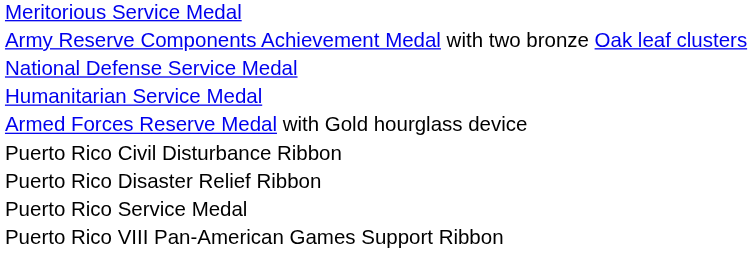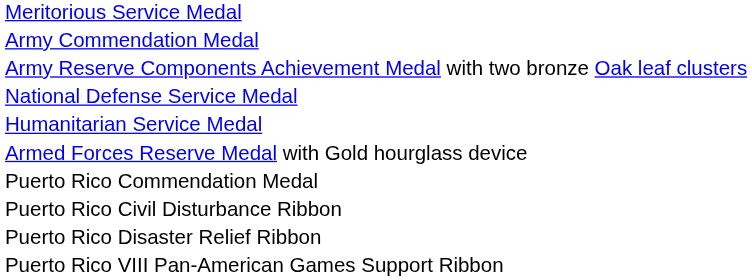+ row: (132, 40)
+ row: (161, 181)
- row: (126, 209)
